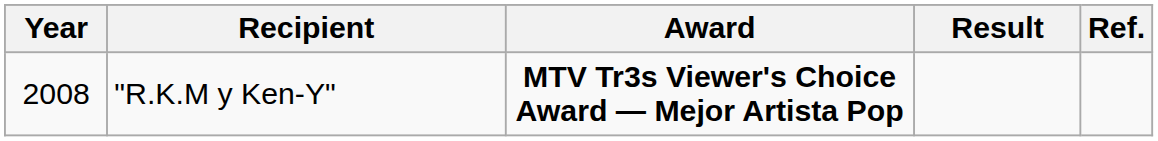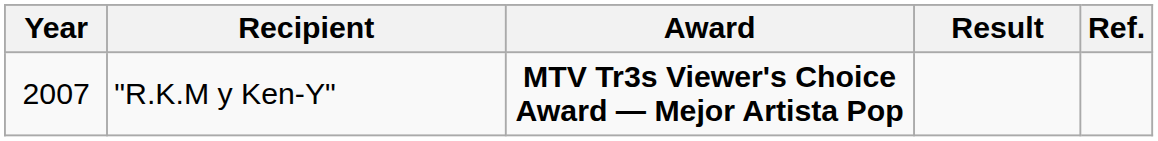(56, 93) 2008 -> (56, 93) 2007
